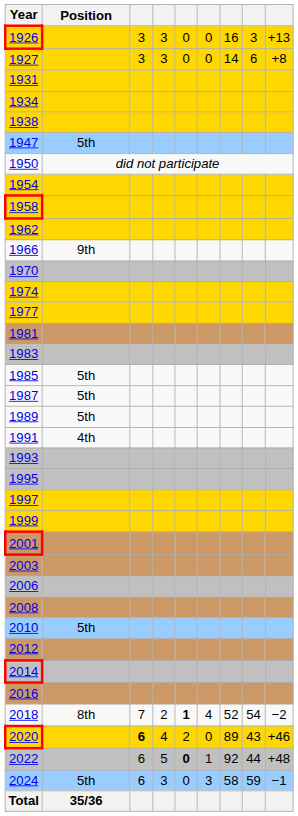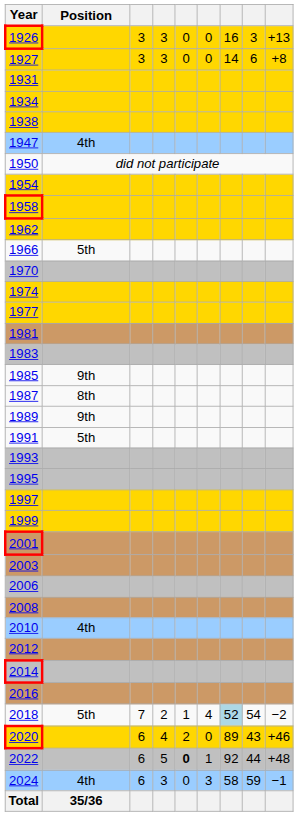(86, 143) 5th -> (86, 143) 4th
(86, 250) 9th -> (86, 250) 5th
(86, 375) 5th -> (86, 375) 9th
(86, 395) 5th -> (86, 395) 8th
(86, 416) 5th -> (86, 416) 9th
(86, 437) 4th -> (86, 437) 5th
(86, 628) 5th -> (86, 628) 4th
(86, 715) 8th -> (86, 715) 5th
(186, 715) bold -> (186, 715) normal
(231, 715) no background -> (231, 715) lightblue background
(141, 737) bold -> (141, 737) normal
(86, 780) 5th -> (86, 780) 4th
